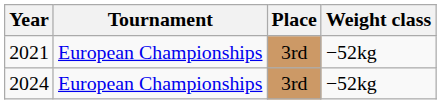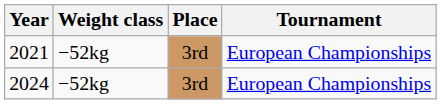columns swapped: (160, 20) <-> (379, 20)
